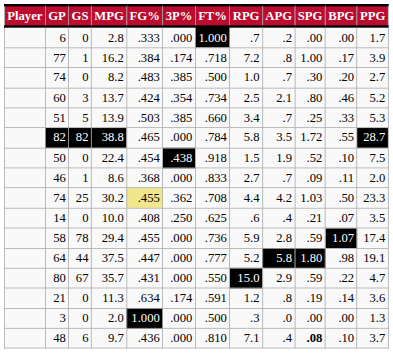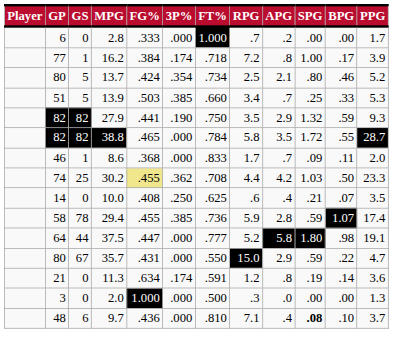- row: (116, 77)
(59, 97) 60 -> (59, 77) 80
(85, 97) 3 -> (85, 77) 5
+ row: (113, 117)
- row: (113, 158)
(252, 178) 2.7 -> (252, 158) 1.7
(181, 238) .000 -> (181, 218) .385
